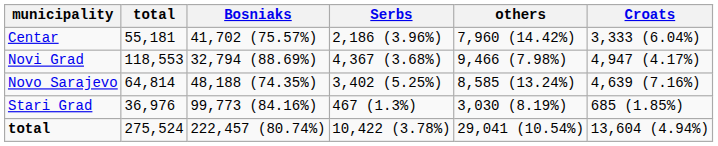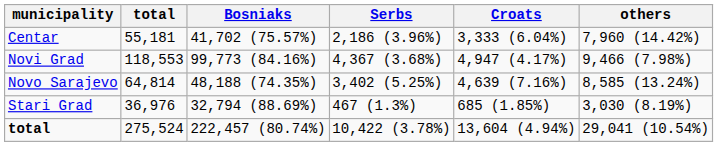columns swapped: (650, 16) <-> (521, 16)
(254, 62) 32,794 (88.69%) -> (254, 62) 99,773 (84.16%)
(254, 107) 99,773 (84.16%) -> (254, 107) 32,794 (88.69%)
